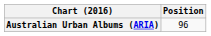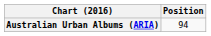(183, 25) 96 -> (183, 25) 94
